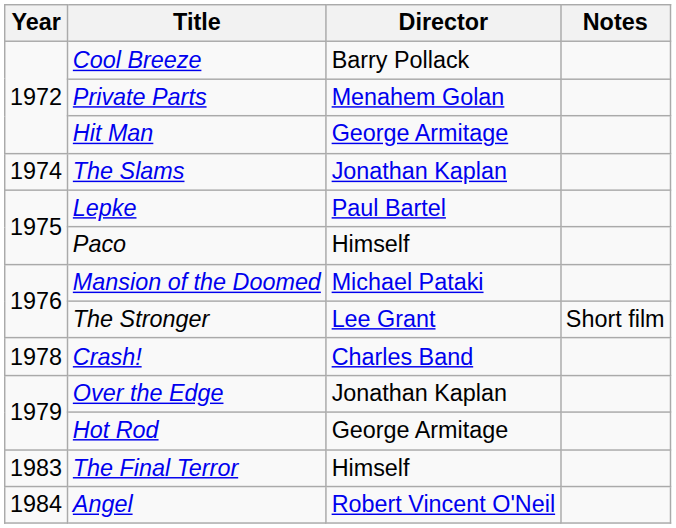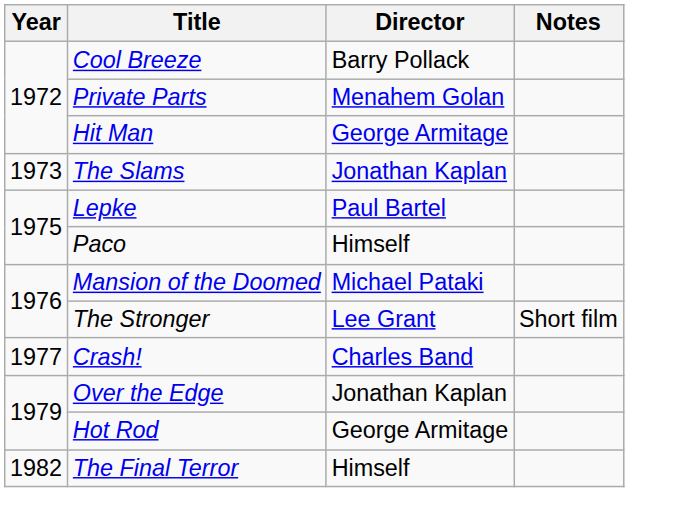(36, 171) 1974 -> (36, 171) 1973
(36, 356) 1978 -> (36, 356) 1977
(36, 467) 1983 -> (36, 467) 1982
- row: (103, 504)
